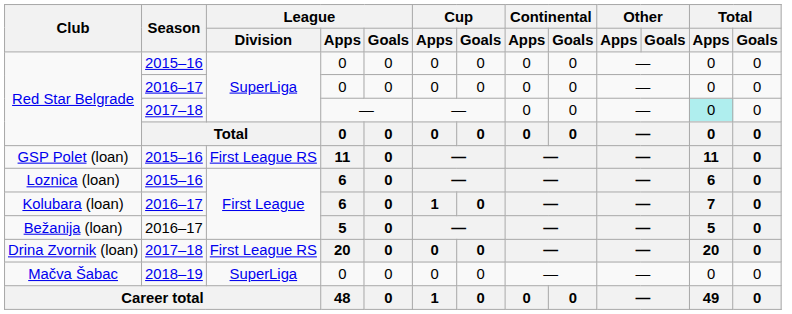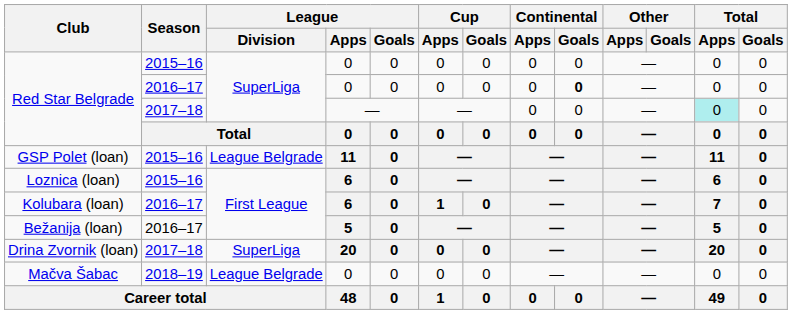(573, 87) normal -> (579, 87) bold
(263, 157) First League RS -> (266, 157) League Belgrade
(263, 251) First League RS -> (266, 251) SuperLiga
(263, 274) SuperLiga -> (266, 274) League Belgrade
